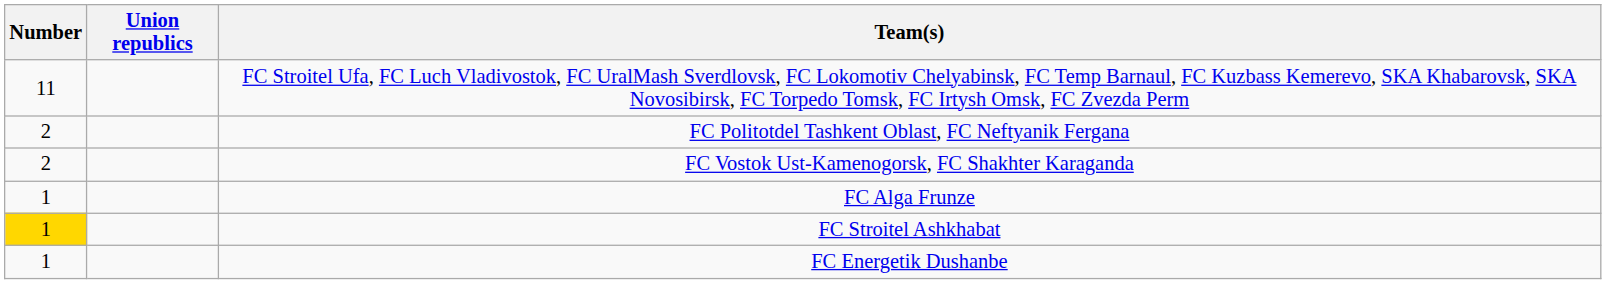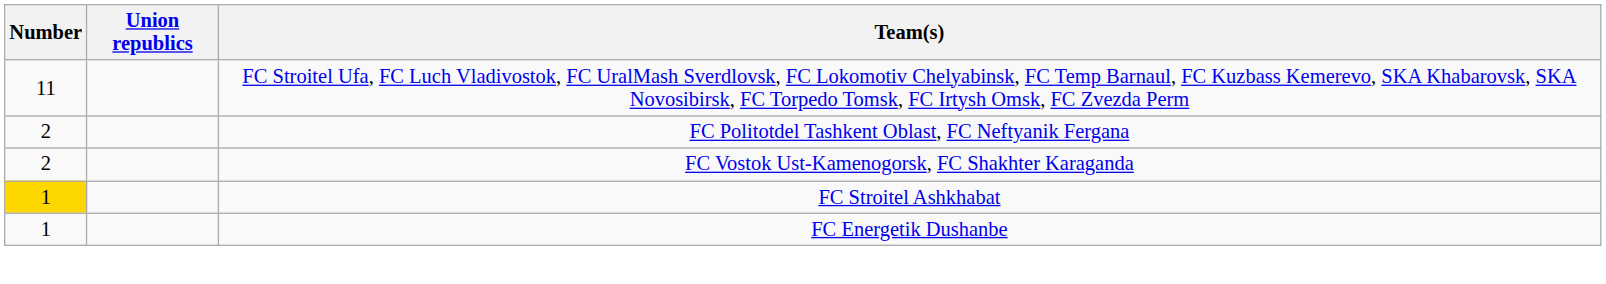- row: (909, 196)
